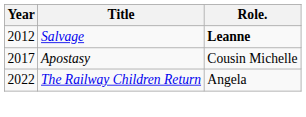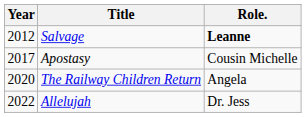(21, 79) 2022 -> (21, 79) 2020
+ row: (66, 101)
